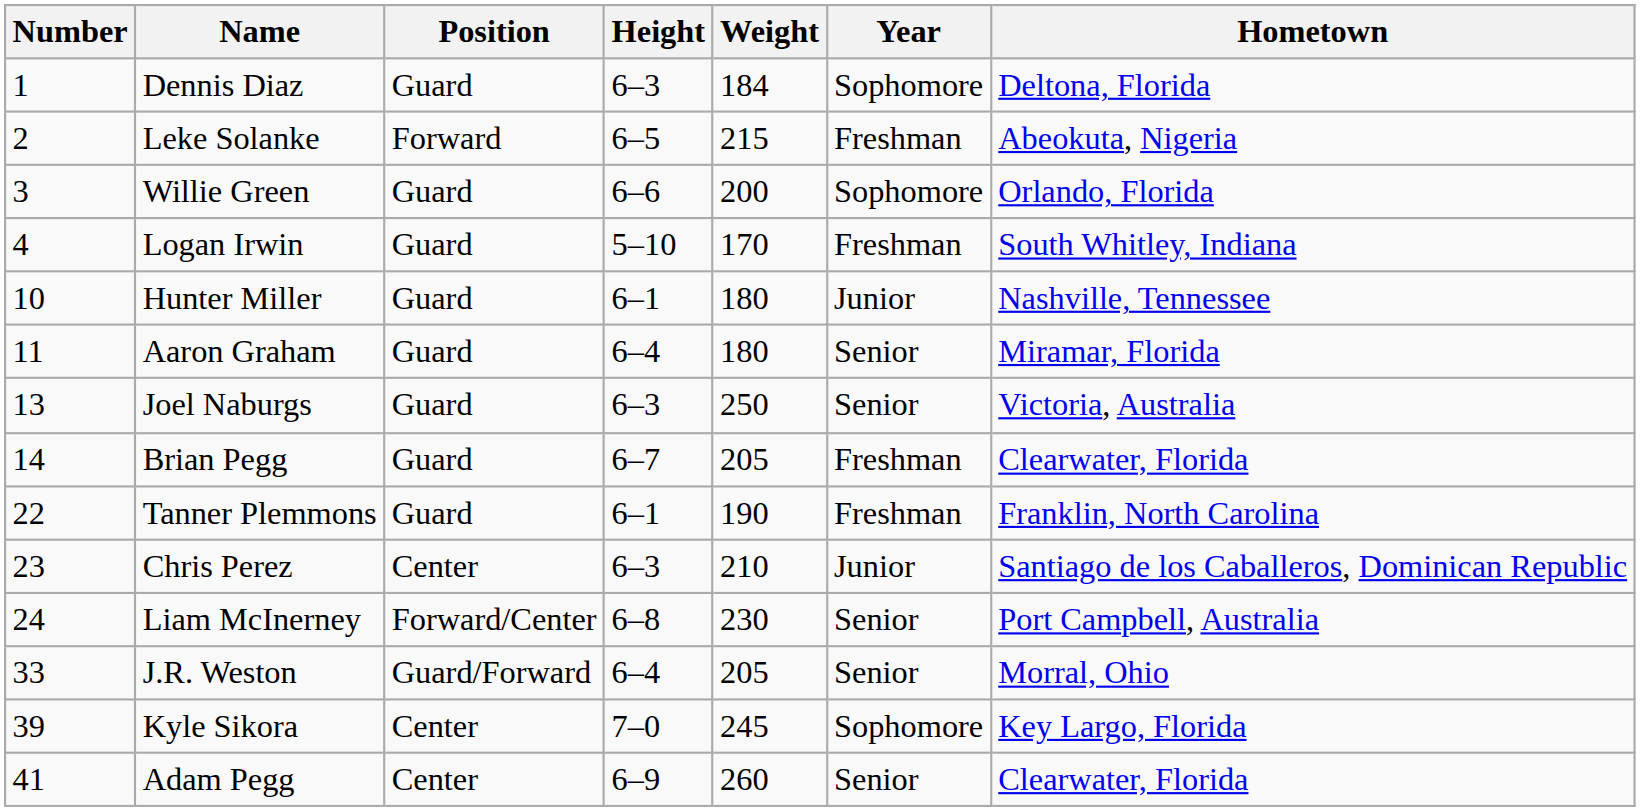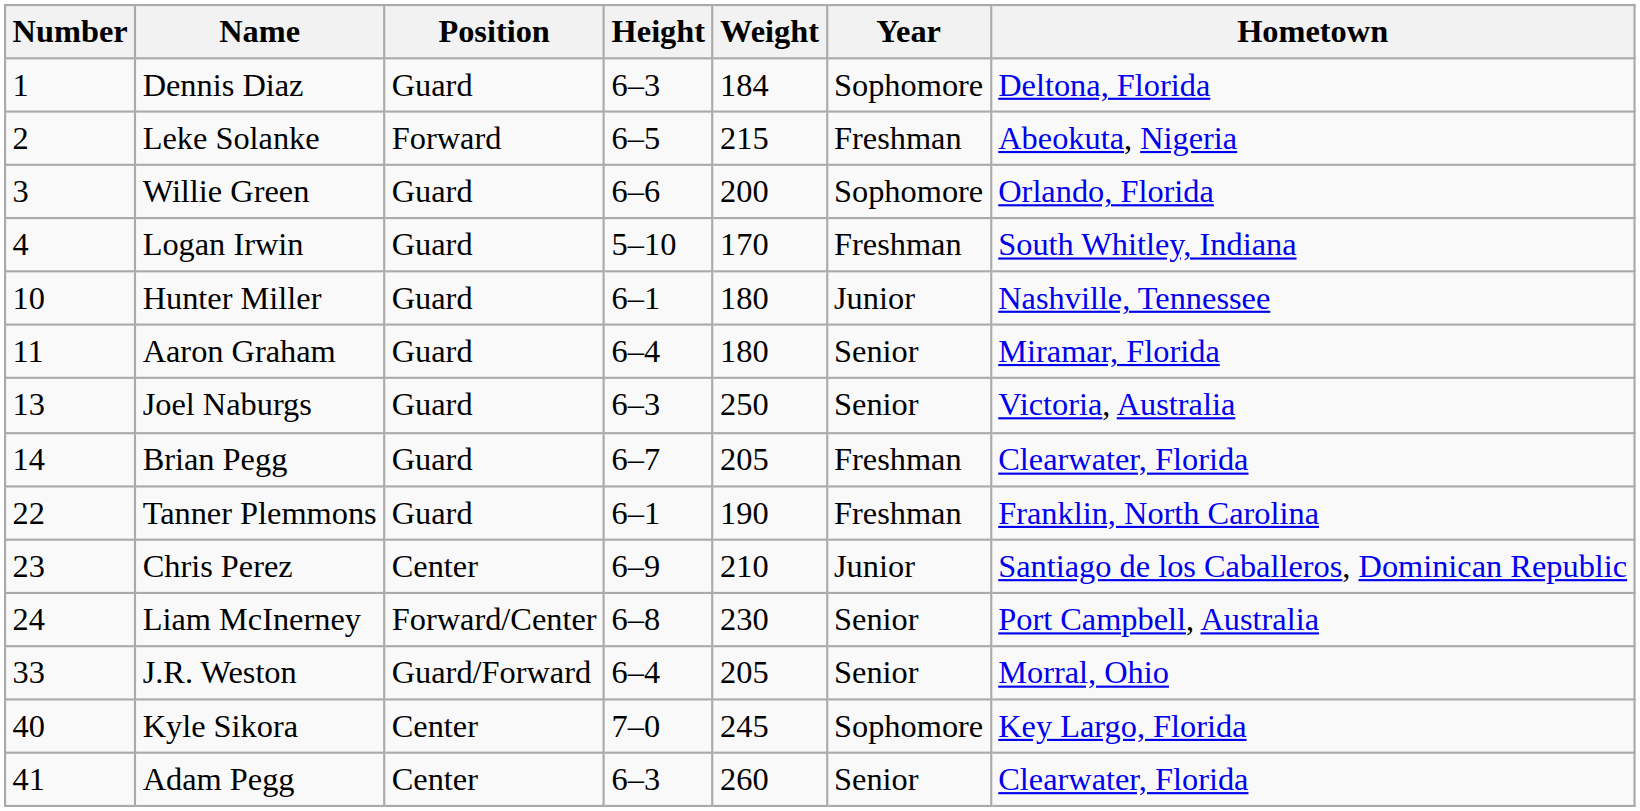(636, 565) 6–3 -> (636, 565) 6–9
(29, 725) 39 -> (29, 725) 40
(636, 778) 6–9 -> (636, 778) 6–3
